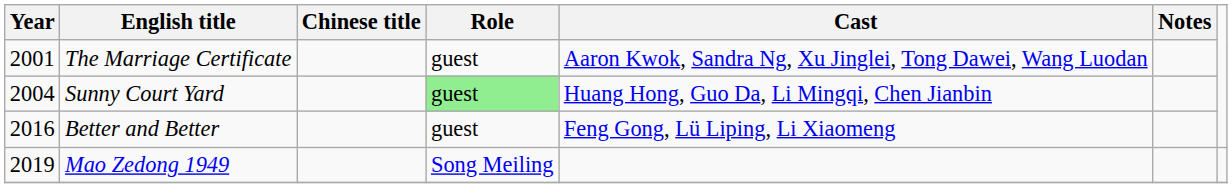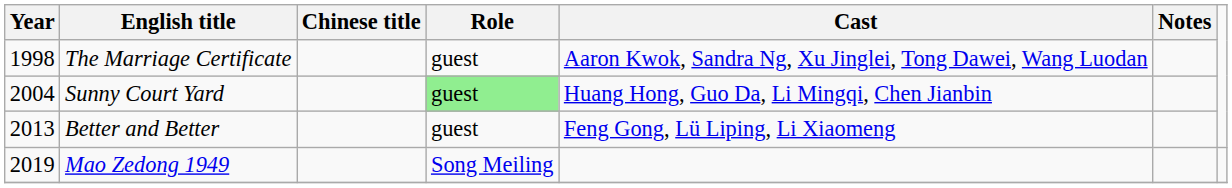(32, 57) 2001 -> (32, 57) 1998
(32, 128) 2016 -> (32, 128) 2013
